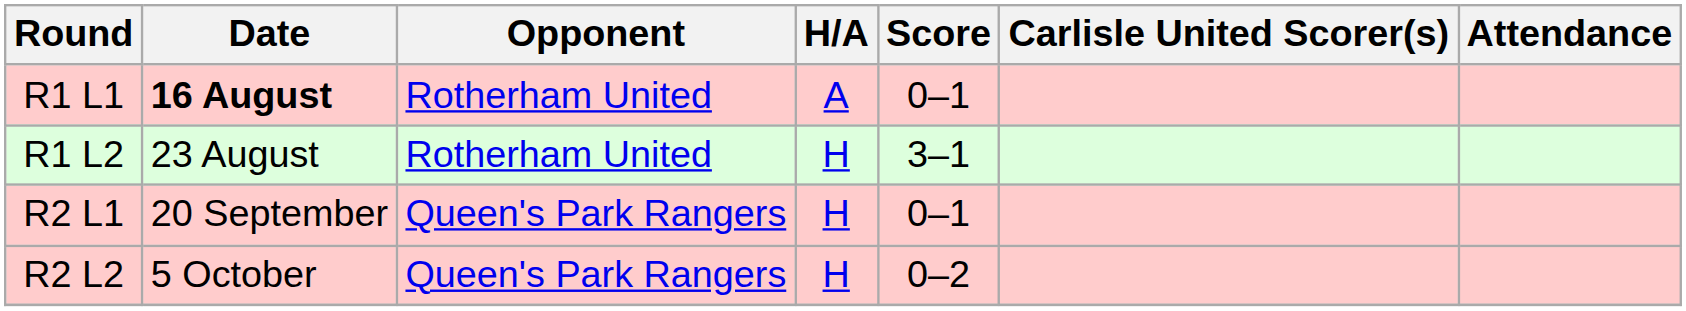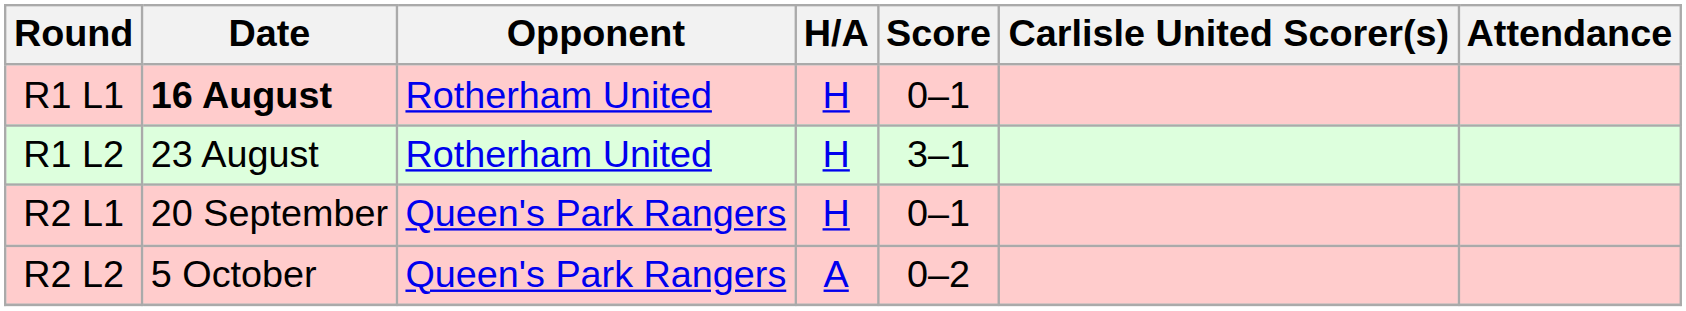(836, 94) A -> (836, 94) H
(836, 273) H -> (836, 273) A
